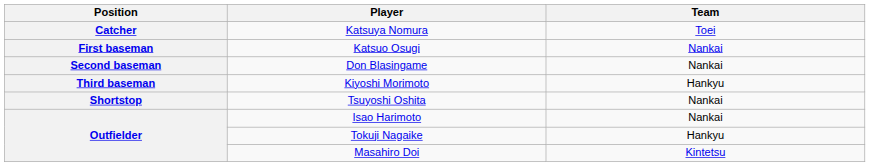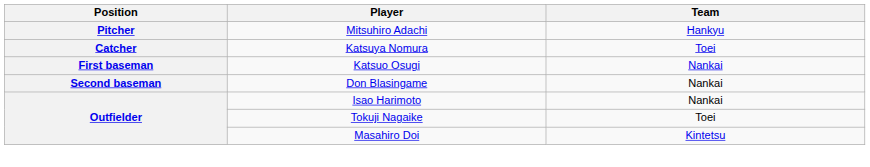+ row: (387, 30)
- row: (387, 83)
- row: (387, 100)
(705, 135) Hankyu -> (705, 118) Toei
